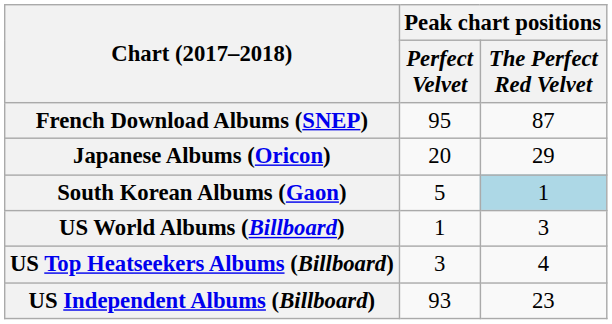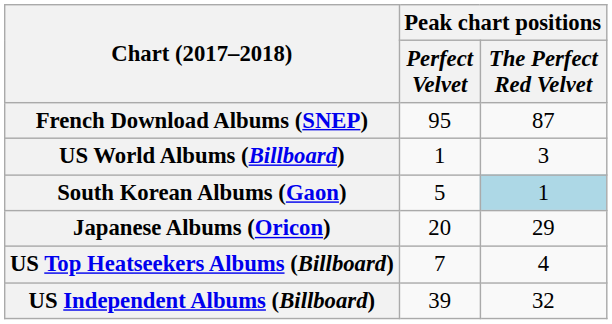rows swapped: (202, 156) <-> (202, 228)
(440, 264) 3 -> (440, 264) 7
(440, 300) 93 -> (440, 300) 39
(543, 300) 23 -> (543, 300) 32
